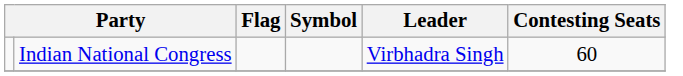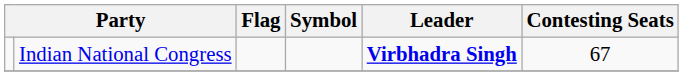(435, 53) normal -> (442, 53) bold
(587, 53) 60 -> (600, 53) 67
